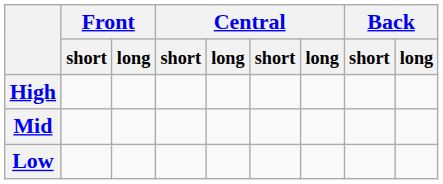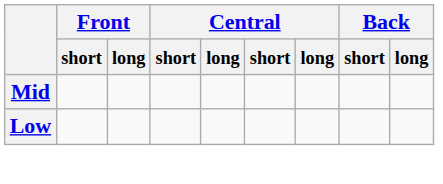- row: (33, 91)
